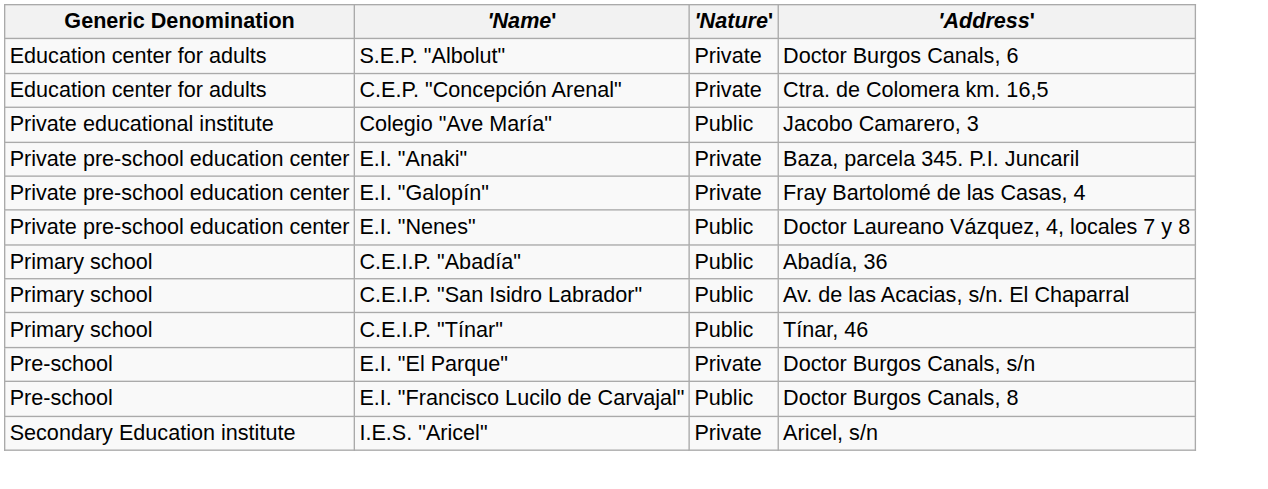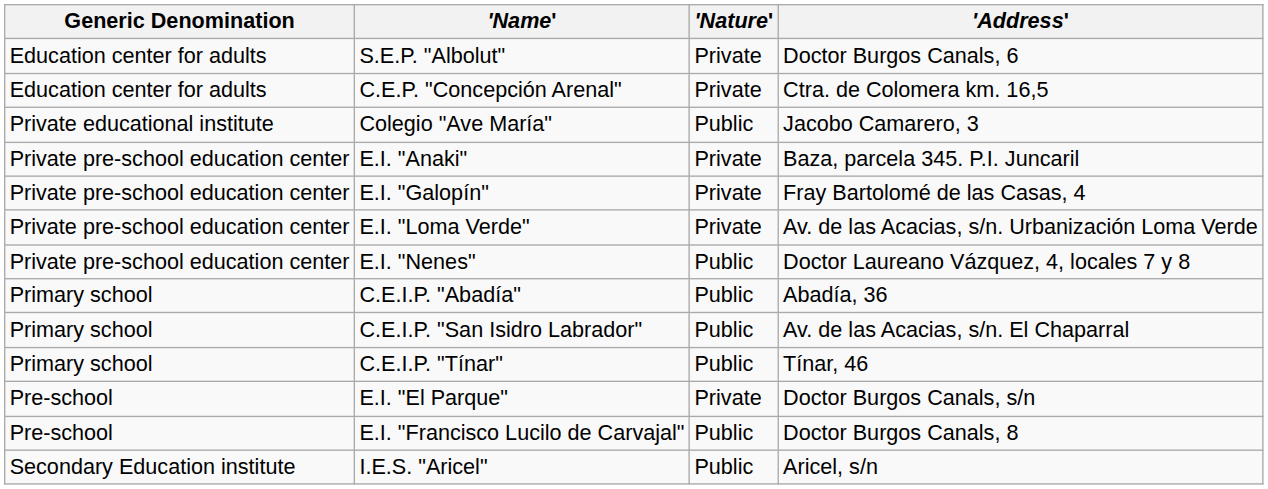+ row: (445, 227)
(728, 432) Private -> (724, 466) Public
